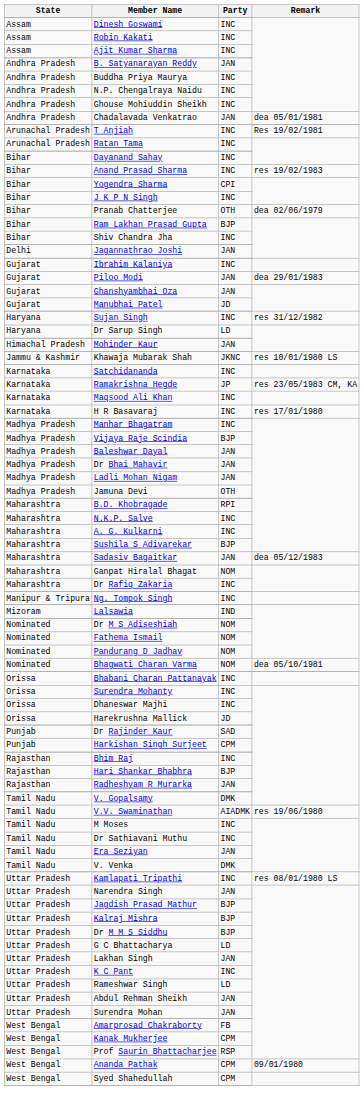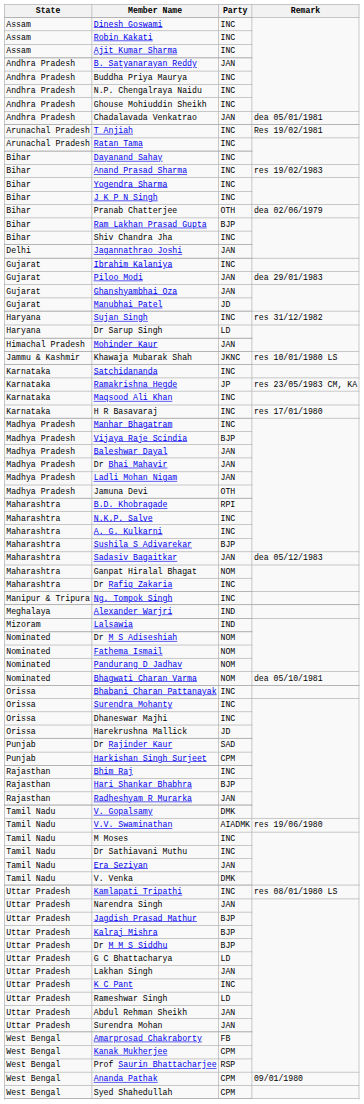(228, 185) CPI -> (228, 185) INC
+ row: (133, 612)
